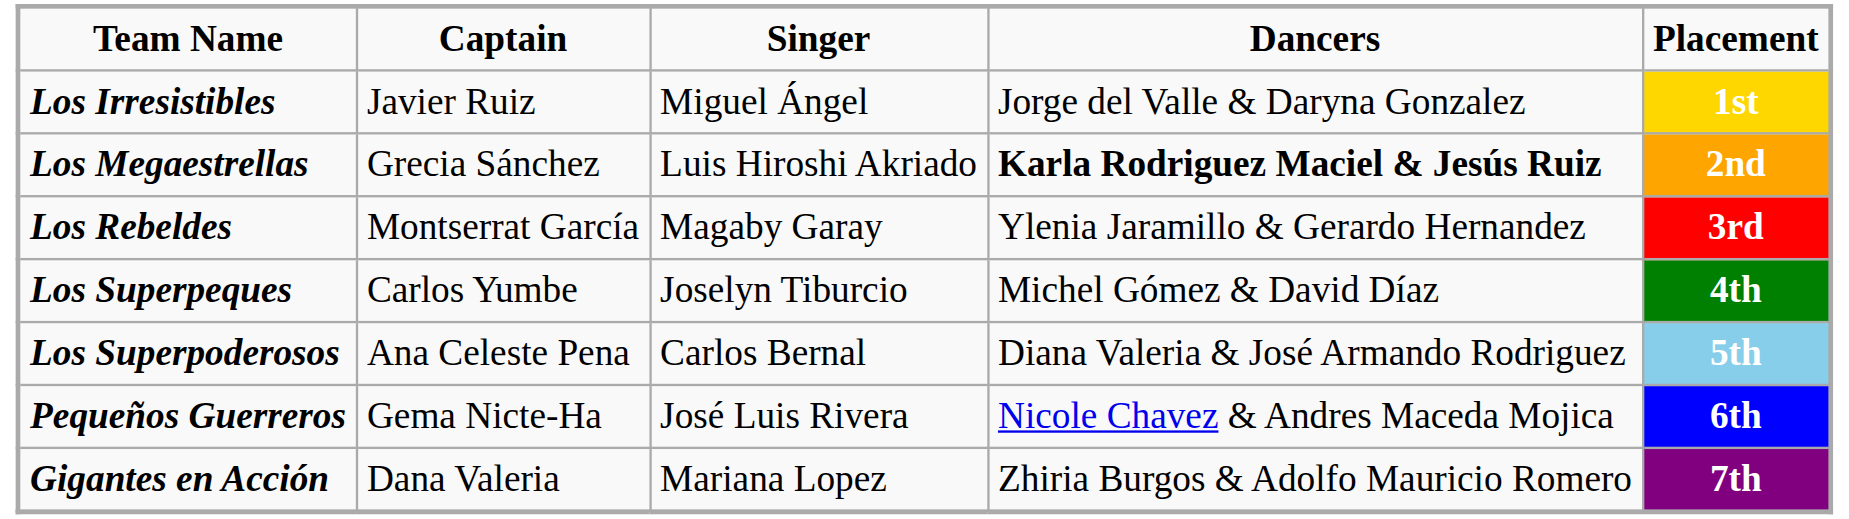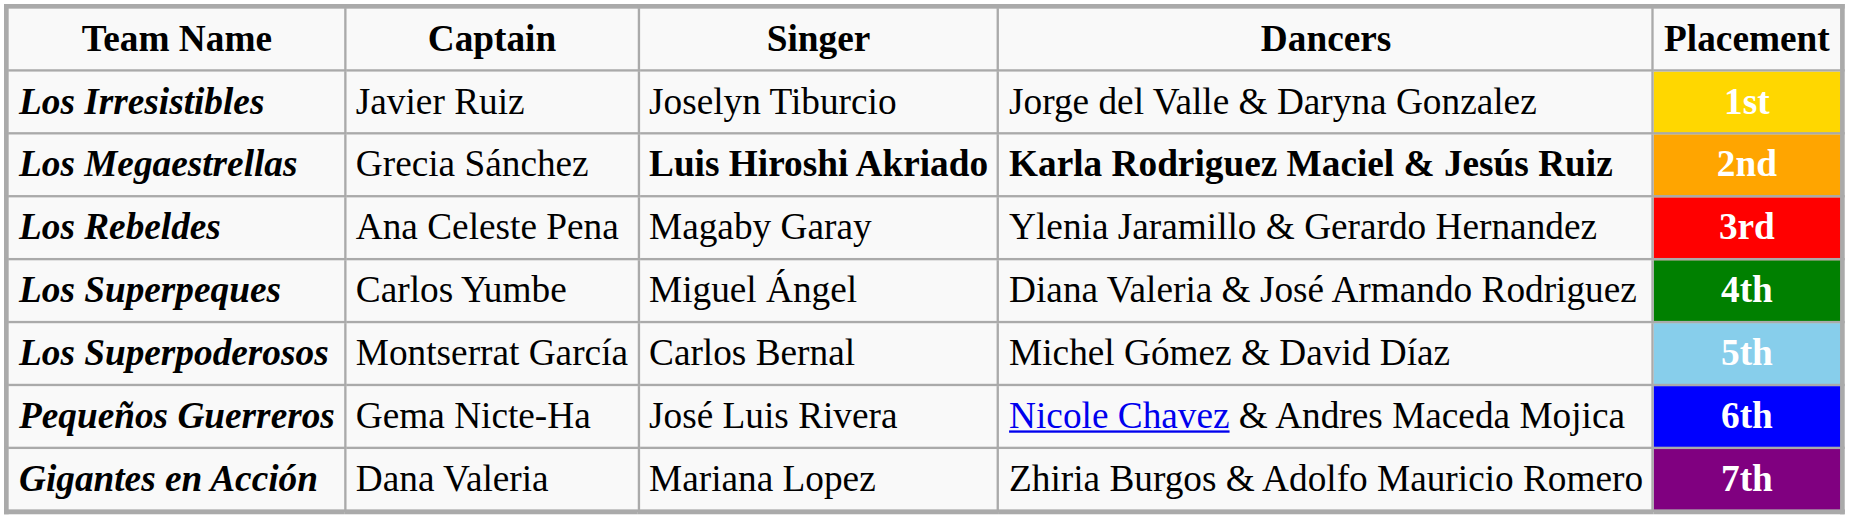(764, 101) Miguel Ángel -> (773, 101) Joselyn Tiburcio
(819, 164) normal -> (819, 164) bold
(503, 227) Montserrat García -> (487, 227) Ana Celeste Pena
(784, 289) Joselyn Tiburcio -> (753, 289) Miguel Ángel
(1218, 289) Michel Gómez & David Díaz -> (1323, 289) Diana Valeria & José Armando Rodriguez
(498, 352) Ana Celeste Pena -> (492, 352) Montserrat García
(1312, 352) Diana Valeria & José Armando Rodriguez -> (1230, 352) Michel Gómez & David Díaz
